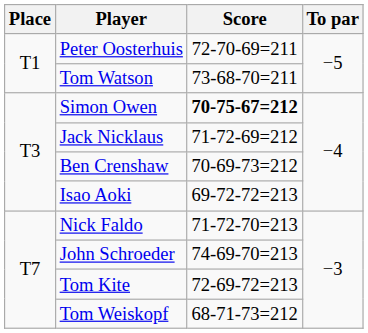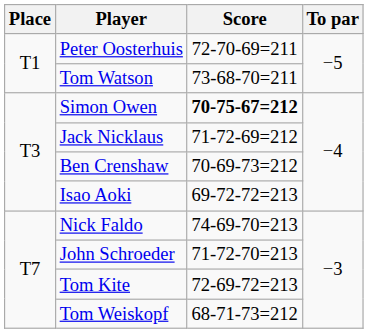(245, 225) 71-72-70=213 -> (245, 225) 74-69-70=213
(245, 254) 74-69-70=213 -> (245, 254) 71-72-70=213
